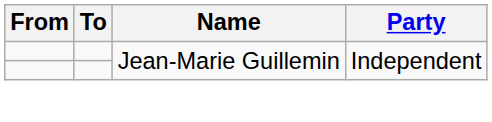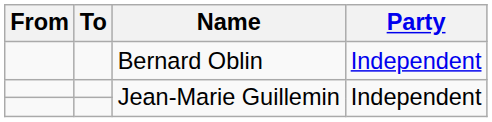+ row: (40, 61)
